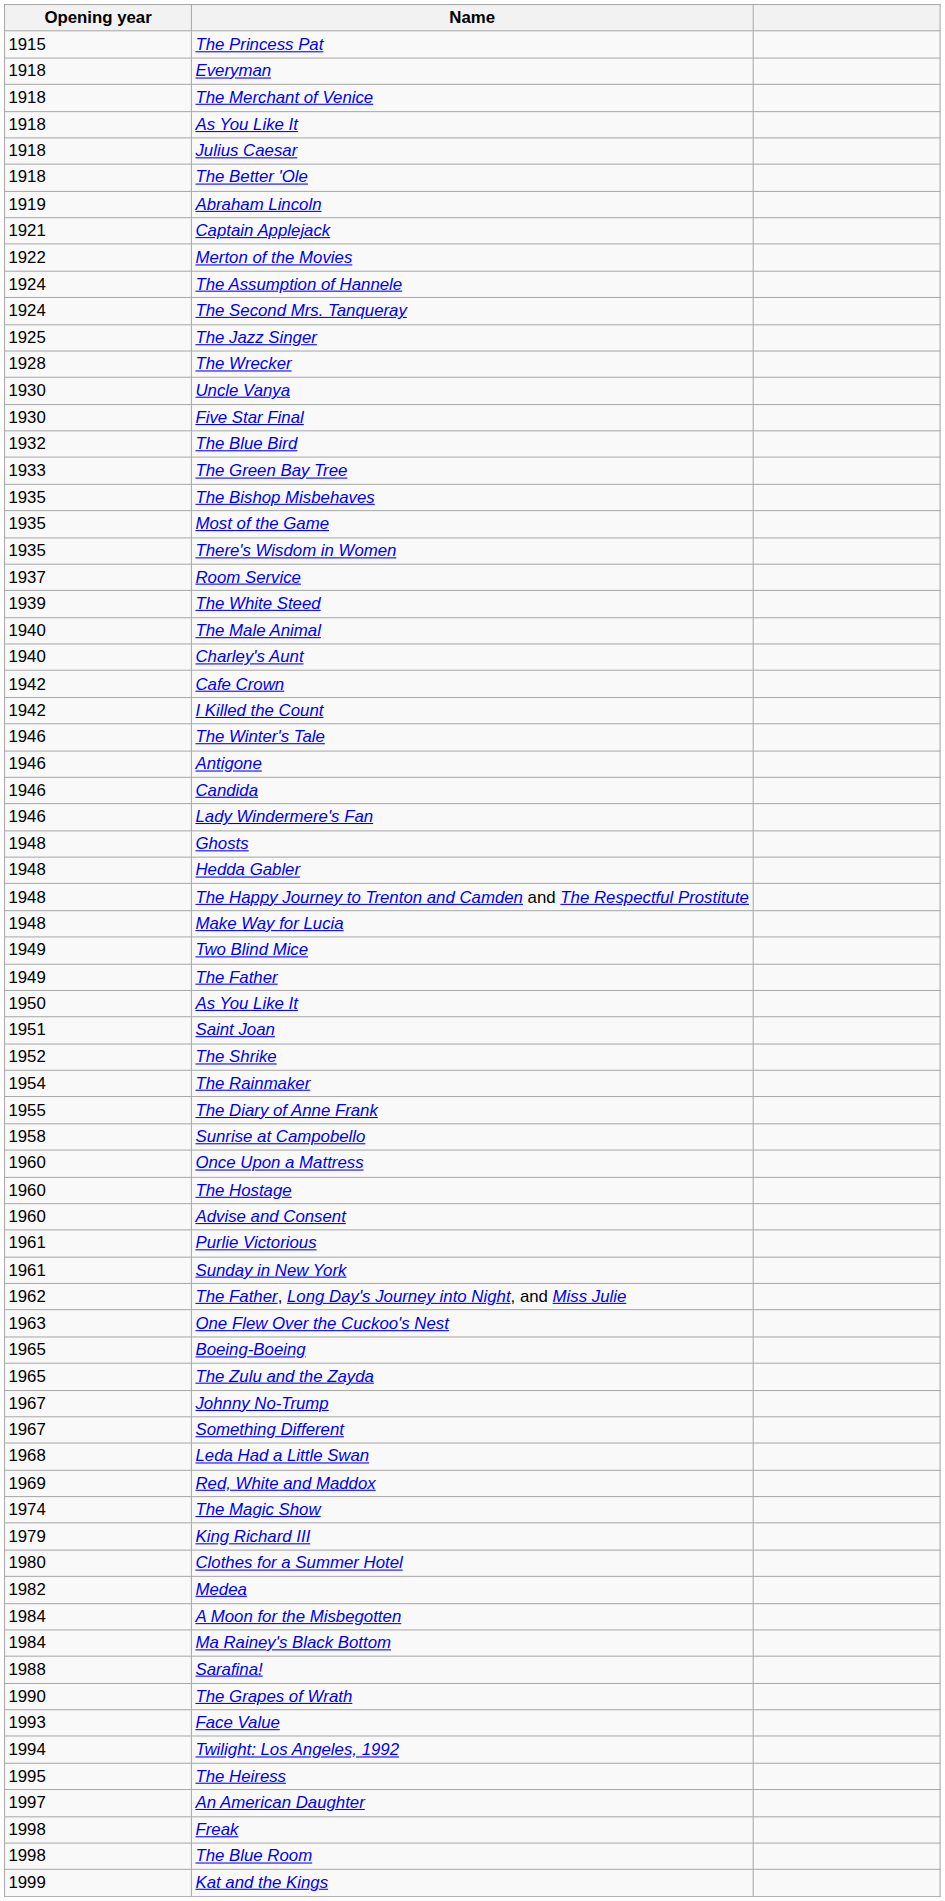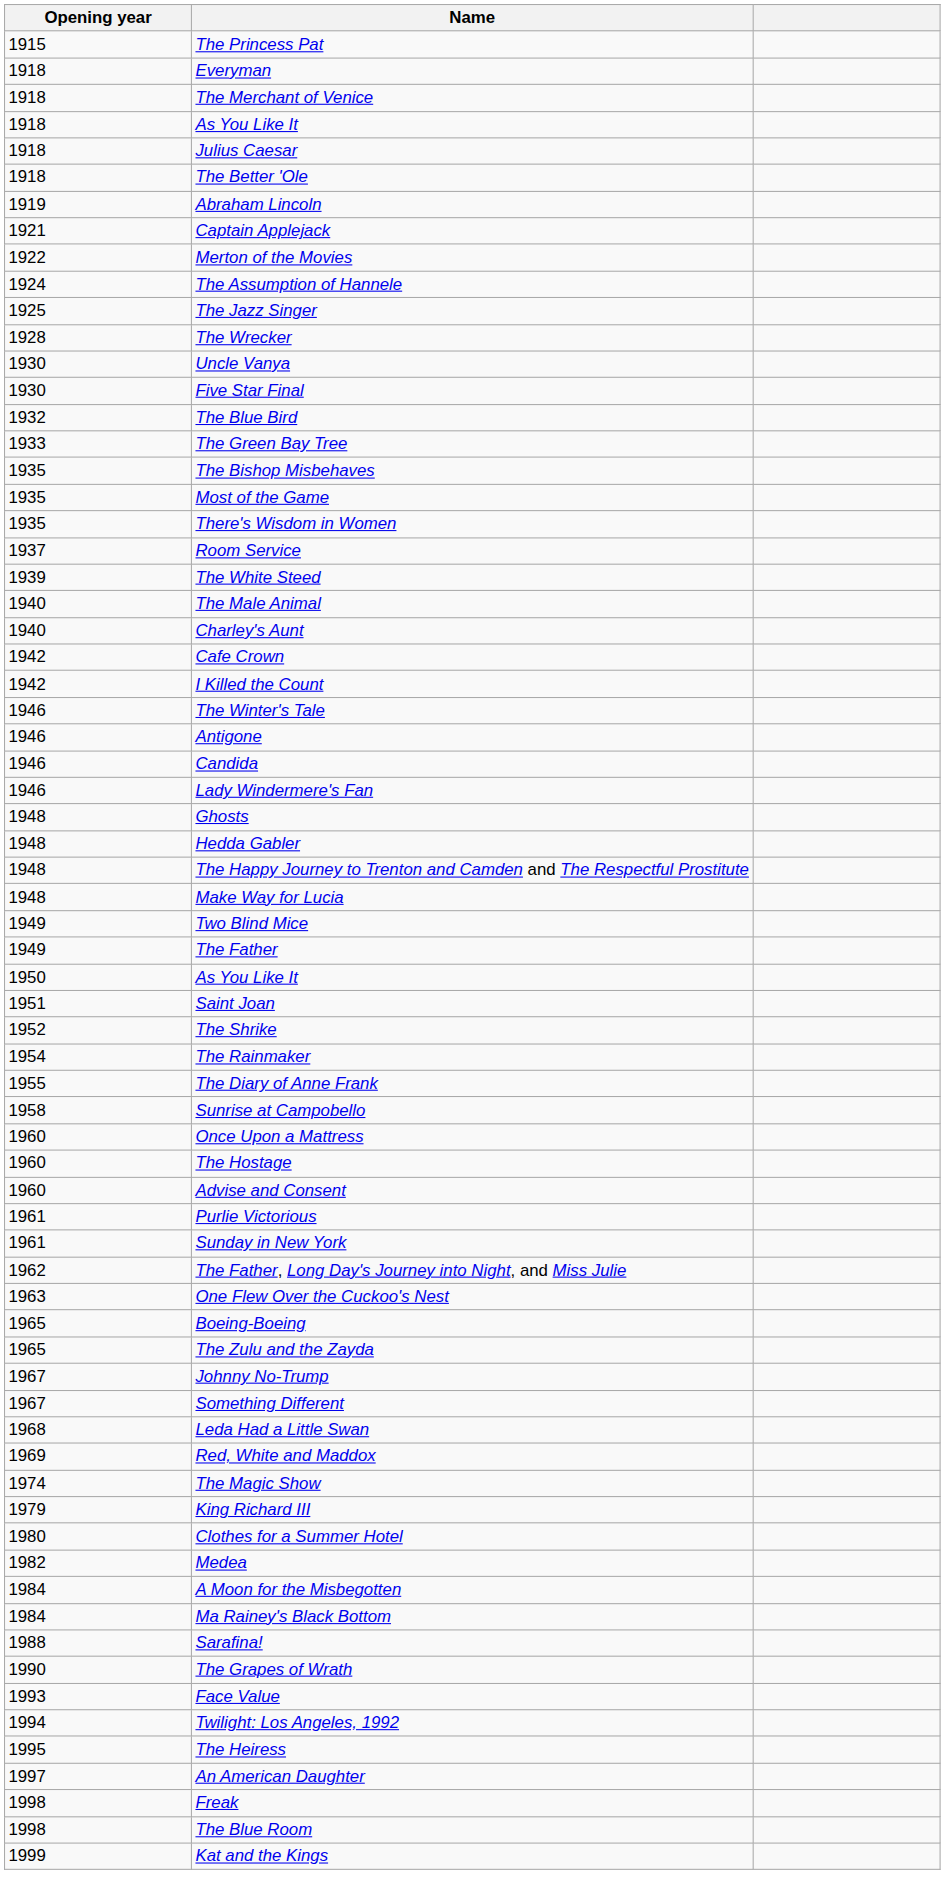- row: (27, 310)
